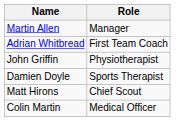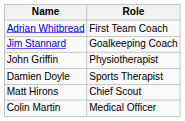- row: (33, 28)
+ row: (36, 44)
